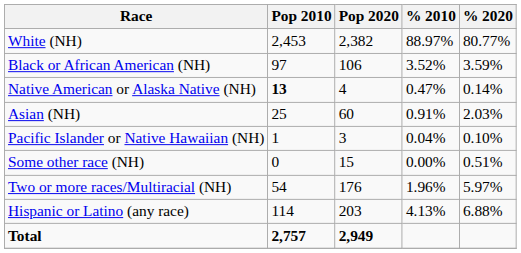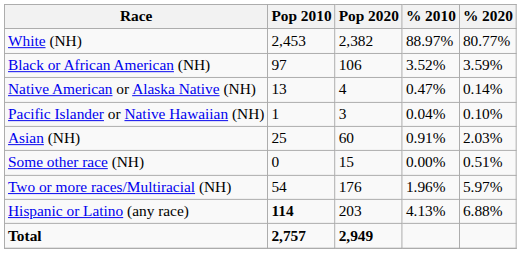(279, 89) bold -> (279, 89) normal
rows swapped: (44, 114) <-> (136, 138)
(283, 211) normal -> (283, 211) bold
